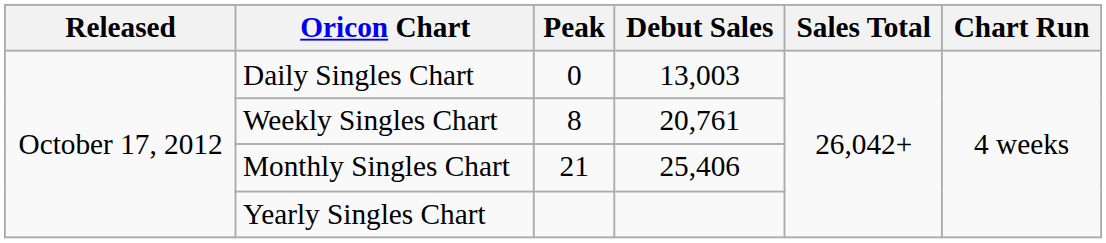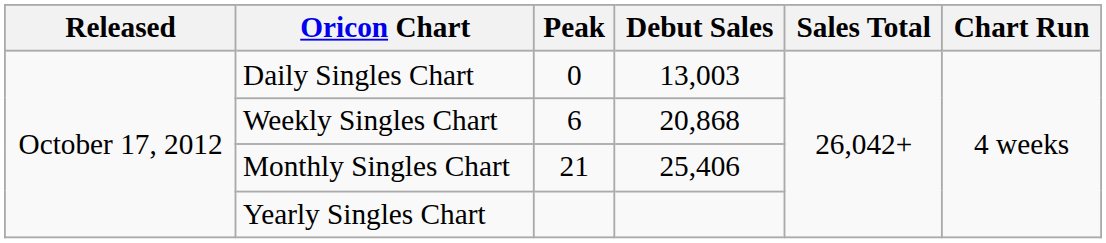(574, 120) 8 -> (574, 120) 6
(700, 120) 20,761 -> (700, 120) 20,868
